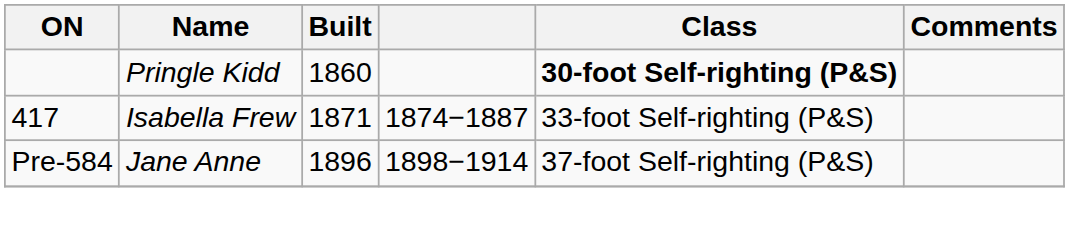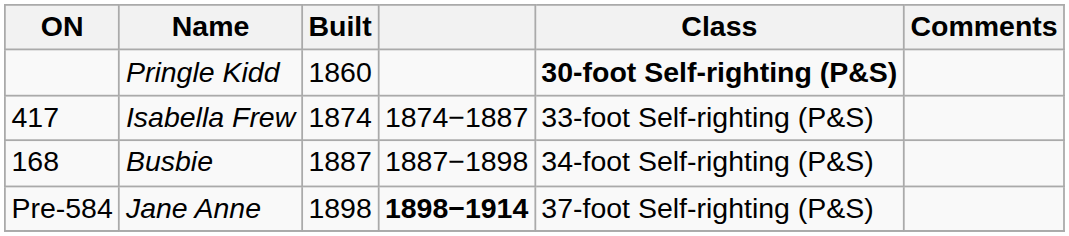(340, 117) 1871 -> (340, 117) 1874
+ row: (169, 162)
(340, 162) 1896 -> (340, 207) 1898
(457, 162) normal -> (457, 207) bold
